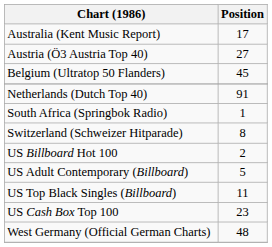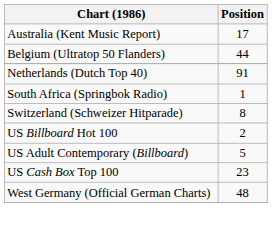- row: (77, 53)
(243, 73) 45 -> (243, 53) 44
- row: (92, 192)
